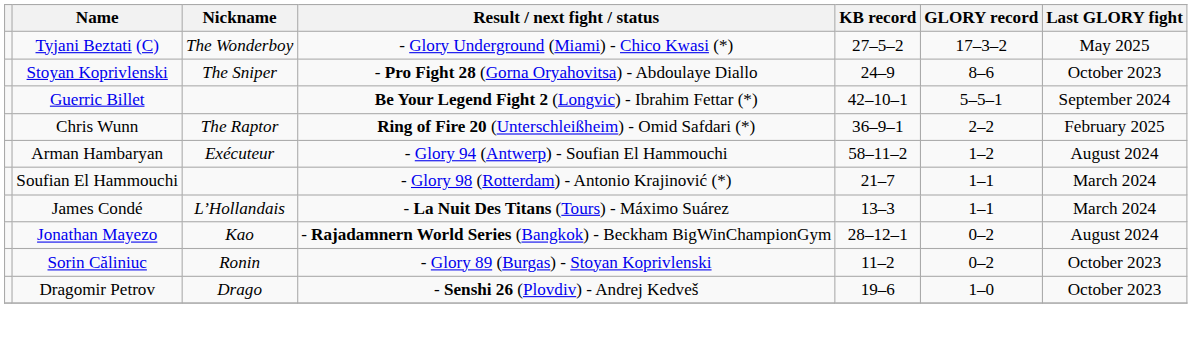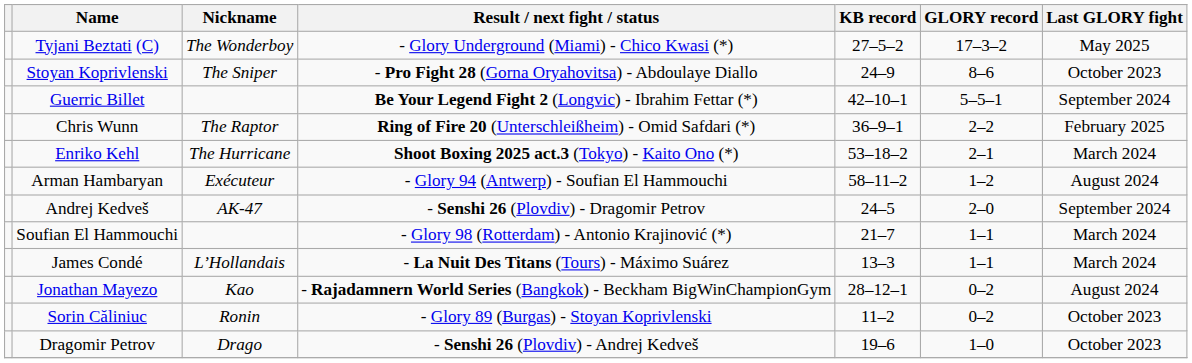+ row: (97, 153)
+ row: (97, 208)
